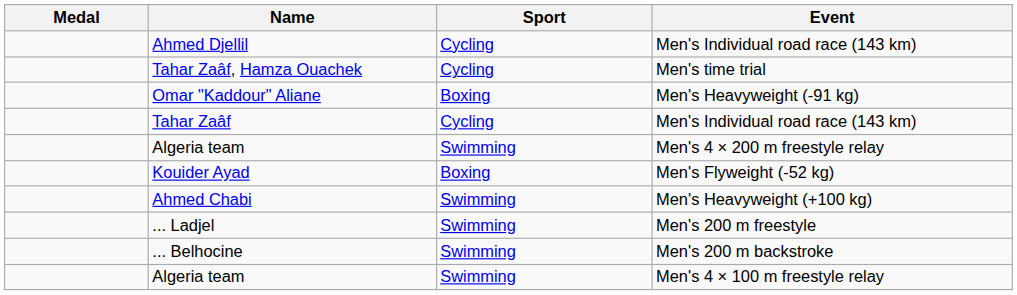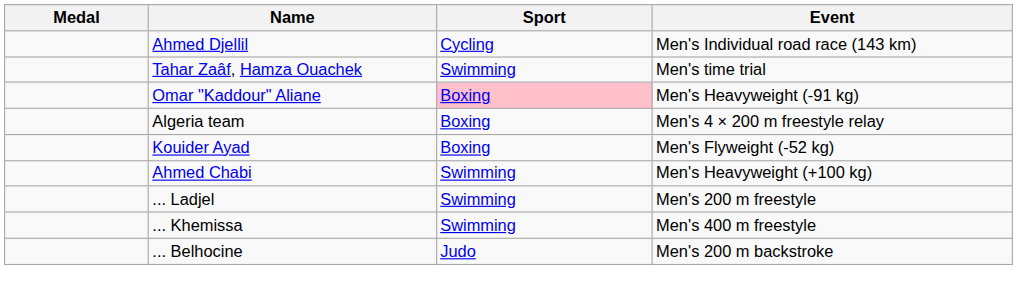(467, 70) Cycling -> (478, 70) Swimming
(465, 96) no background -> (465, 96) pink background
- row: (192, 122)
(478, 148) Swimming -> (465, 122) Boxing
+ row: (197, 225)
(478, 251) Swimming -> (458, 251) Judo
- row: (198, 277)
